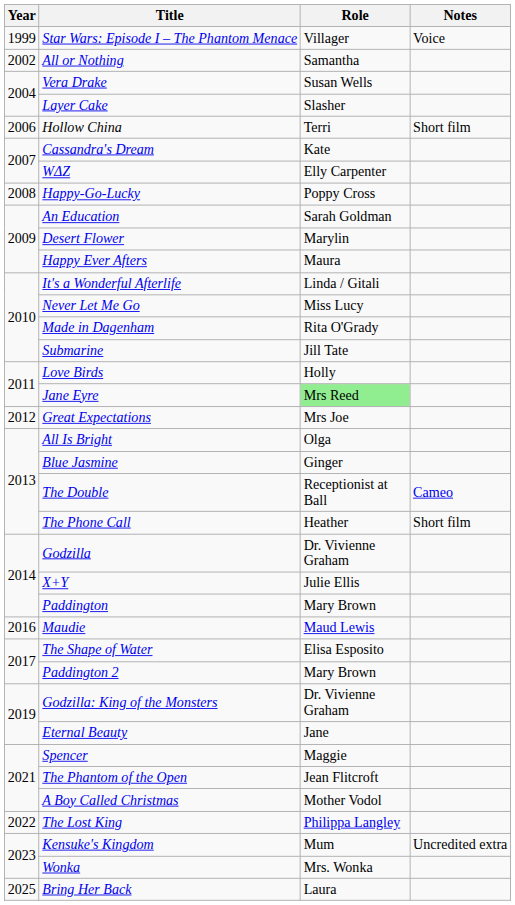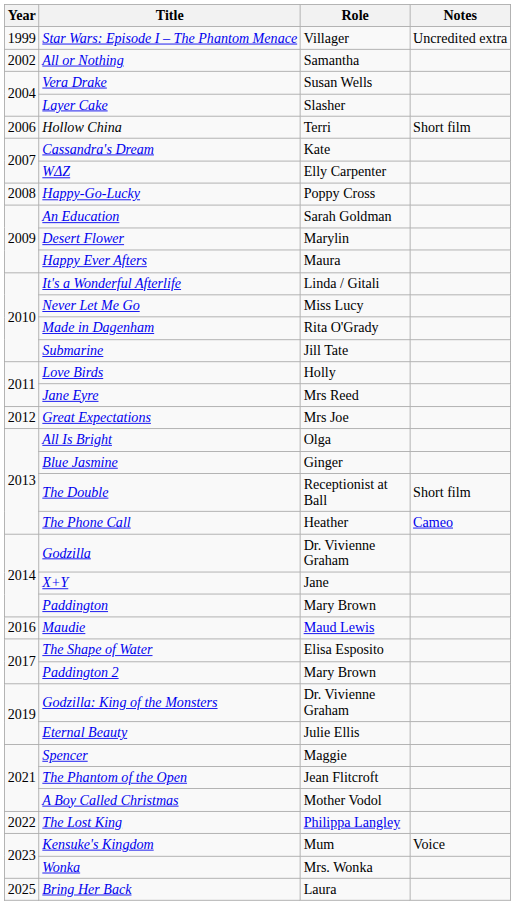(429, 37) Voice -> (460, 37) Uncredited extra
(331, 395) lightgreen background -> (331, 395) no background
(433, 492) Cameo -> (442, 492) Short film
(442, 522) Short film -> (433, 522) Cameo
(332, 583) Julie Ellis -> (316, 583) Jane
(316, 733) Jane -> (332, 733) Julie Ellis
(460, 844) Uncredited extra -> (429, 844) Voice
